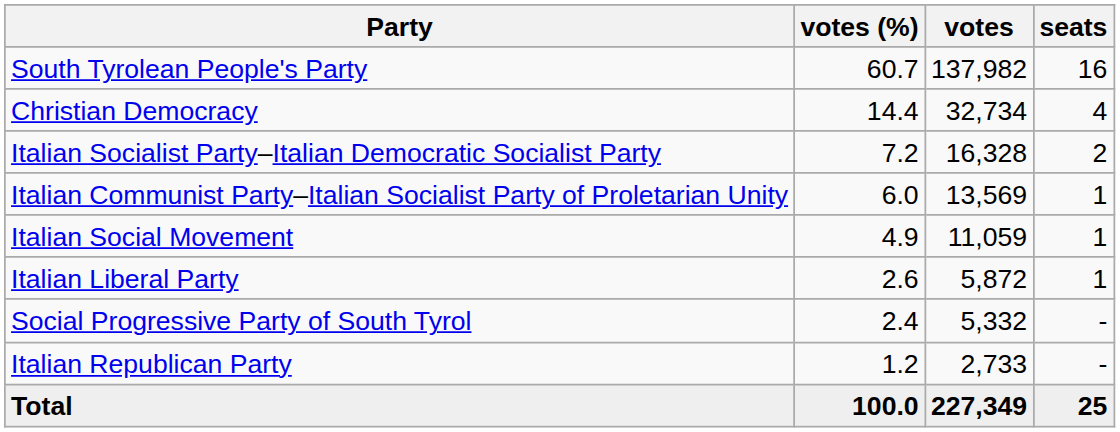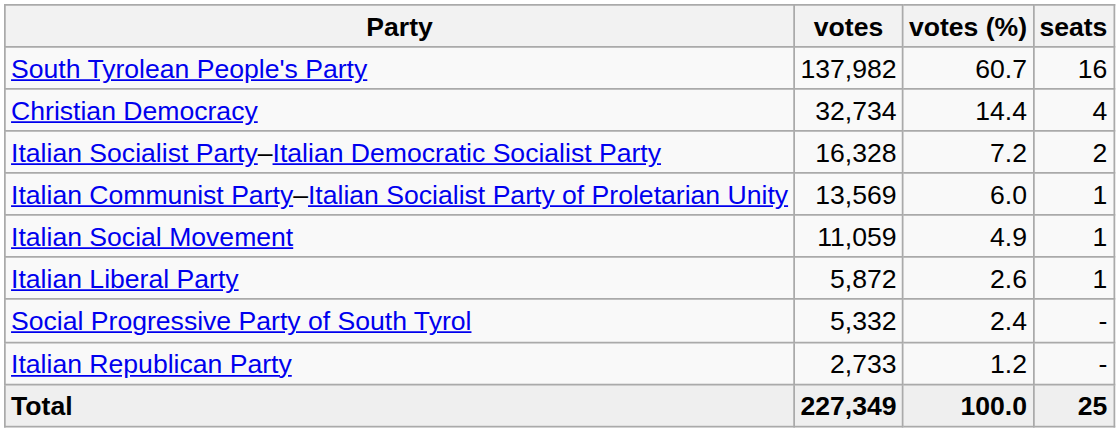columns swapped: (979, 26) <-> (860, 26)
